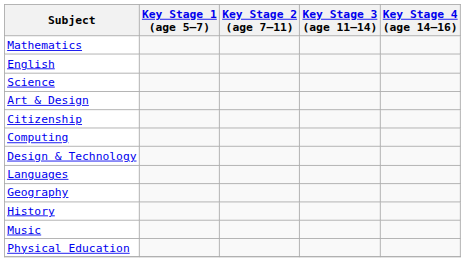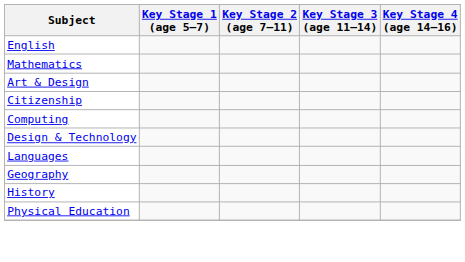rows swapped: (31, 64) <-> (45, 45)
- row: (31, 82)
- row: (24, 229)
